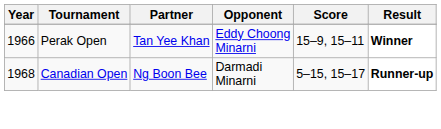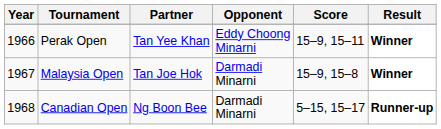+ row: (82, 74)
